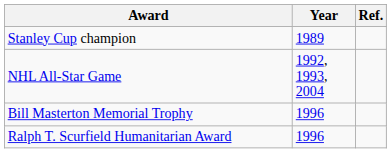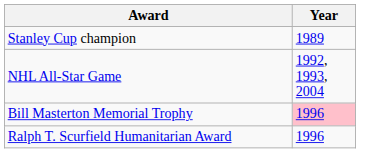- column: (371, 15)
(310, 114) no background -> (310, 114) pink background
